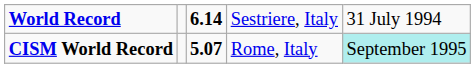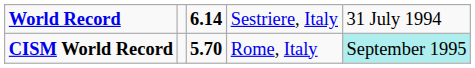(206, 48) 5.07 -> (206, 48) 5.70
